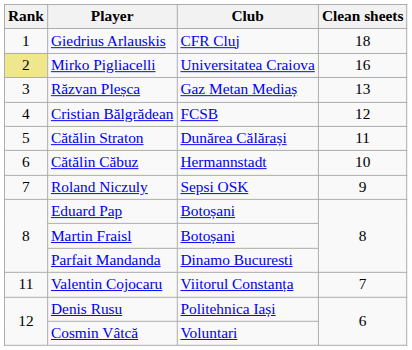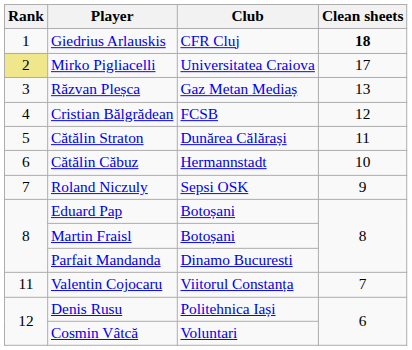(363, 41) normal -> (363, 41) bold
(363, 65) 16 -> (363, 65) 17
